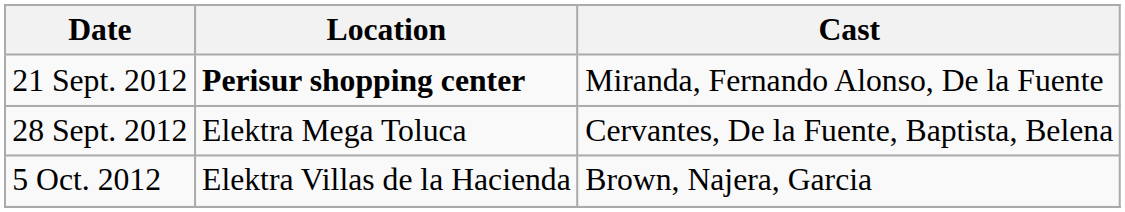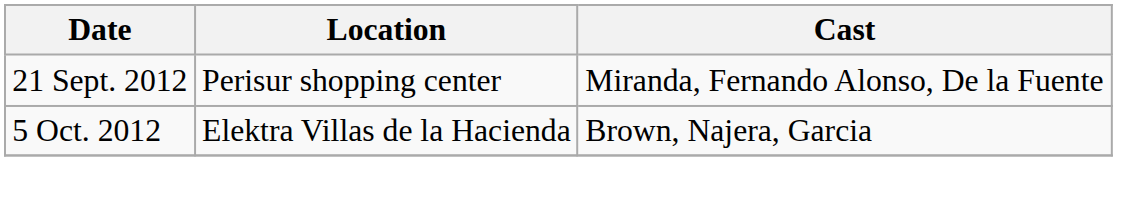(364, 79) bold -> (352, 79) normal
- row: (100, 130)
